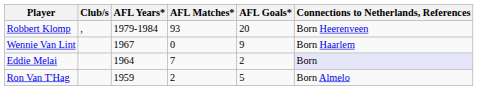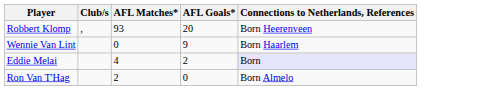- column: (139, 12)
(172, 61) 7 -> (116, 61) 4
(242, 77) 5 -> (185, 77) 0
